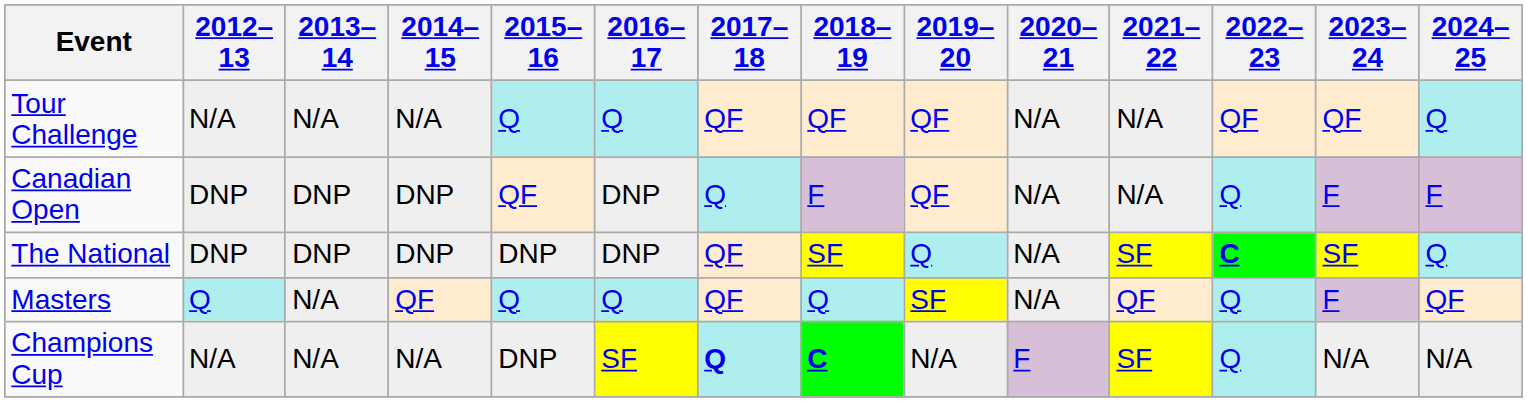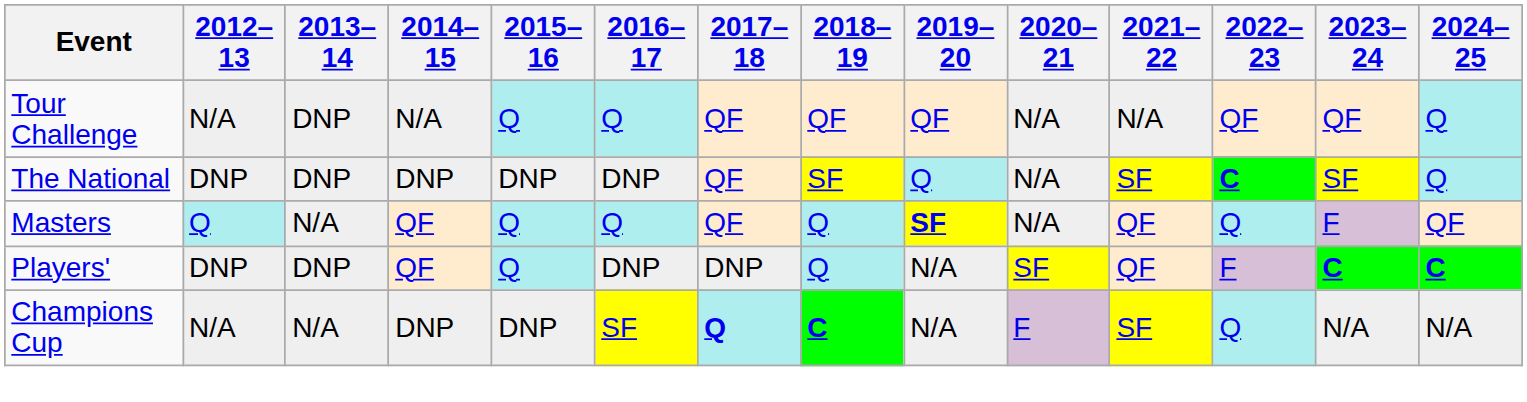(315, 118) N/A -> (322, 118) DNP
- row: (71, 194)
(928, 298) normal -> (928, 222) bold
+ row: (61, 267)
(419, 358) N/A -> (425, 327) DNP
